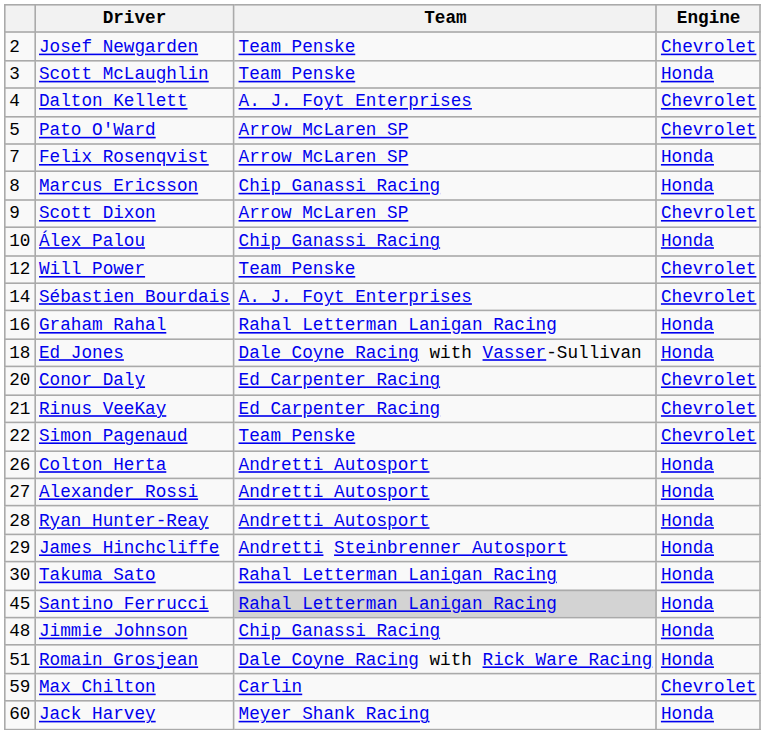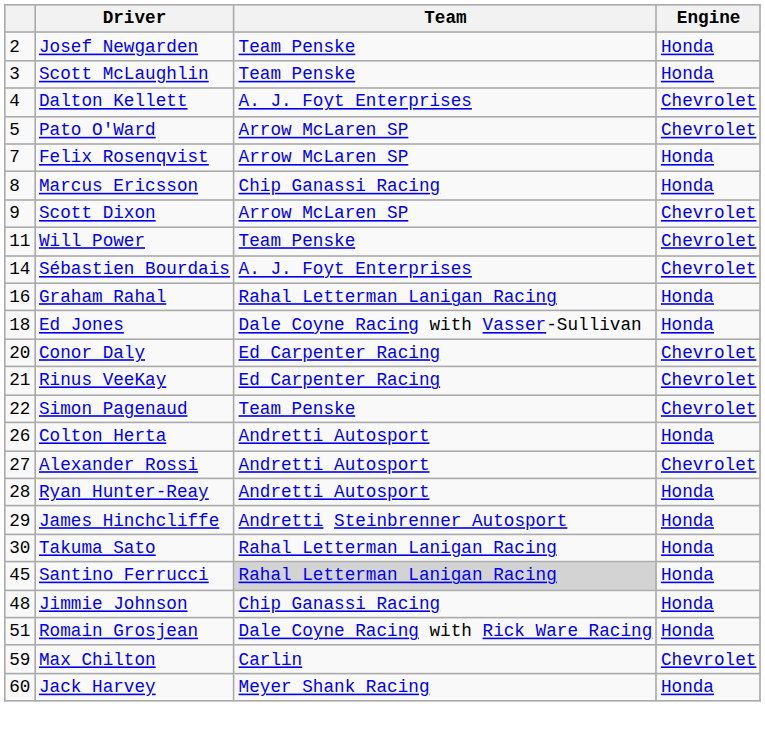(709, 47) Chevrolet -> (687, 47) Honda
- row: (92, 242)
(20, 269) 12 -> (20, 242) 11
(687, 492) Honda -> (709, 464) Chevrolet
